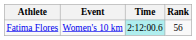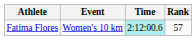(178, 28) 56 -> (178, 28) 57
